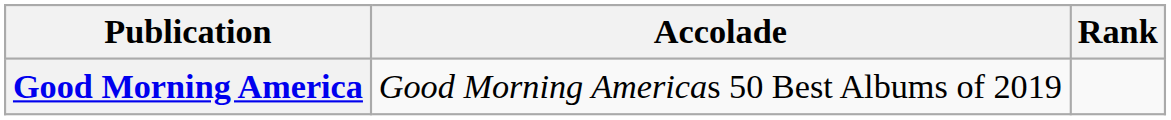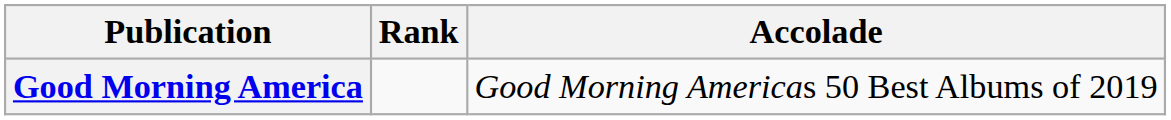columns swapped: (720, 31) <-> (1118, 31)
